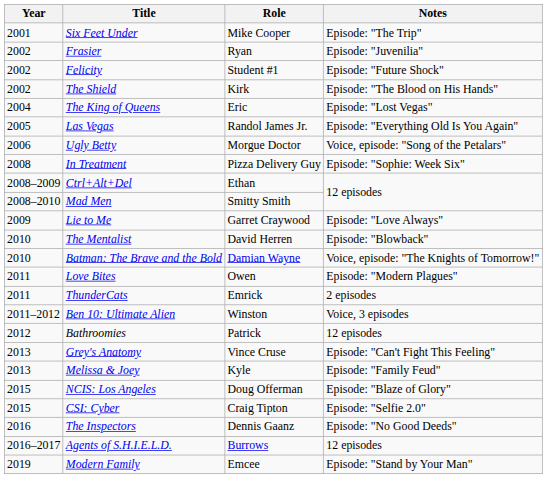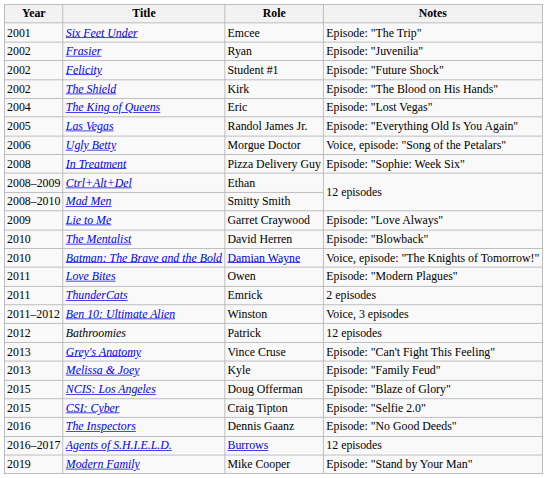(259, 32) Mike Cooper -> (244, 32) Emcee
(244, 464) Emcee -> (259, 464) Mike Cooper
